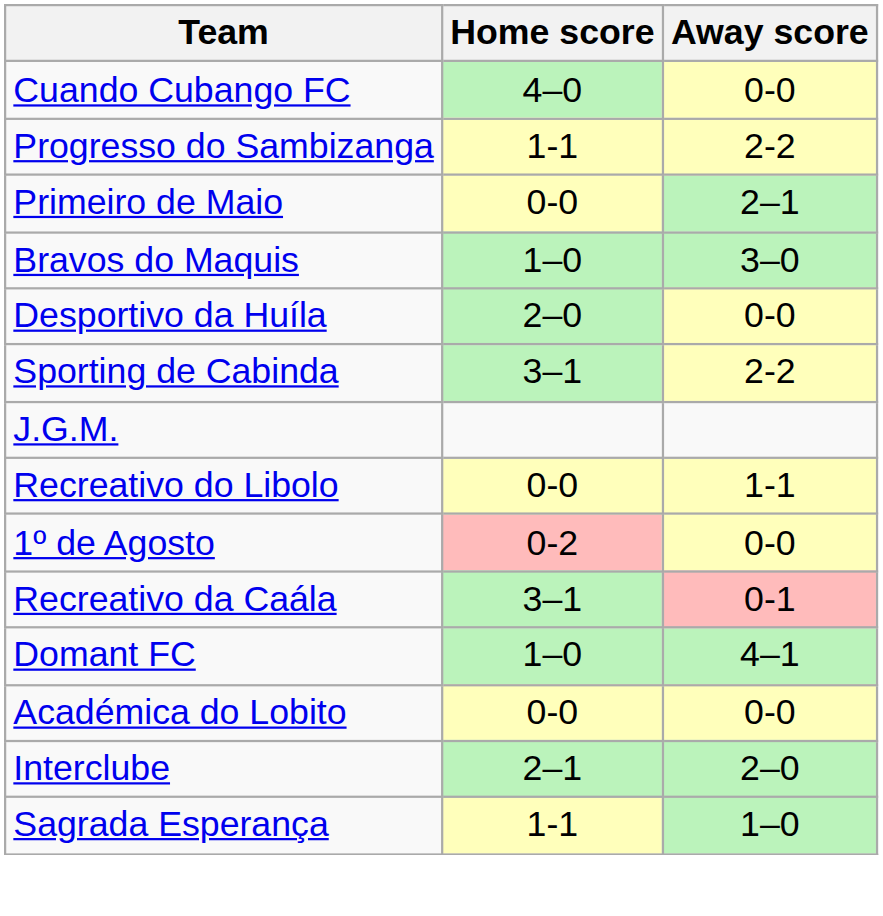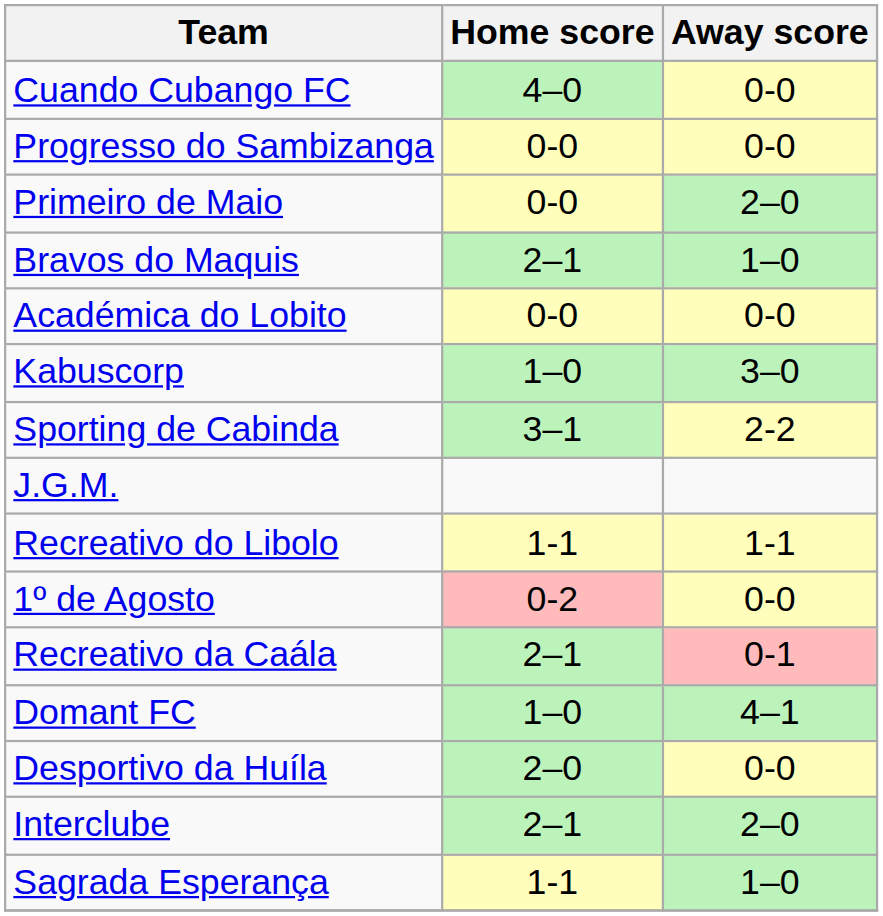(552, 145) 1-1 -> (552, 145) 0-0
(770, 145) 2-2 -> (770, 145) 0-0
(770, 202) 2–1 -> (770, 202) 2–0
(552, 259) 1–0 -> (552, 259) 2–1
(770, 259) 3–0 -> (770, 259) 1–0
rows swapped: (180, 711) <-> (170, 315)
+ row: (99, 372)
(552, 485) 0-0 -> (552, 542) 1-1
(552, 598) 3–1 -> (552, 655) 2–1
